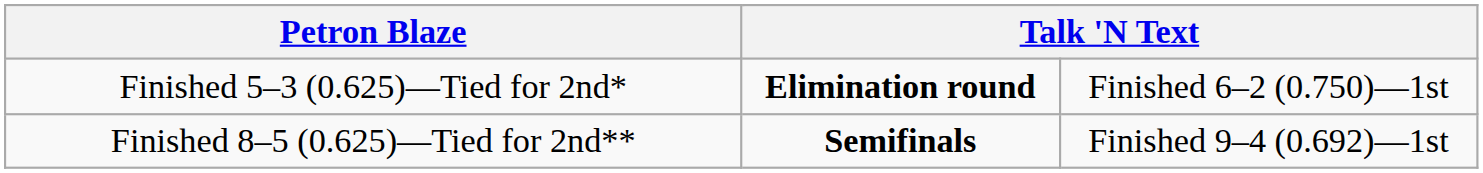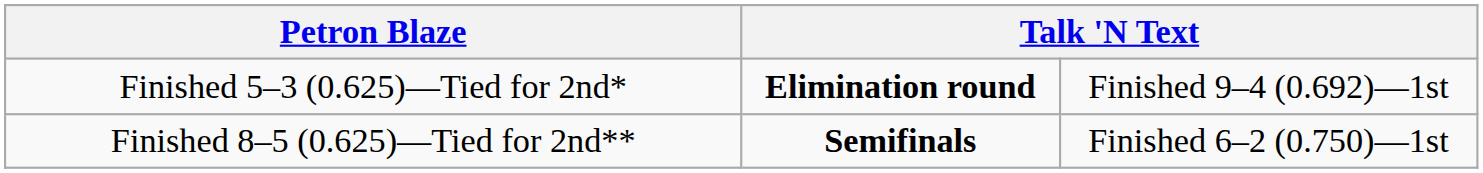(1268, 85) Finished 6–2 (0.750)—1st -> (1268, 85) Finished 9–4 (0.692)—1st
(1268, 140) Finished 9–4 (0.692)—1st -> (1268, 140) Finished 6–2 (0.750)—1st
